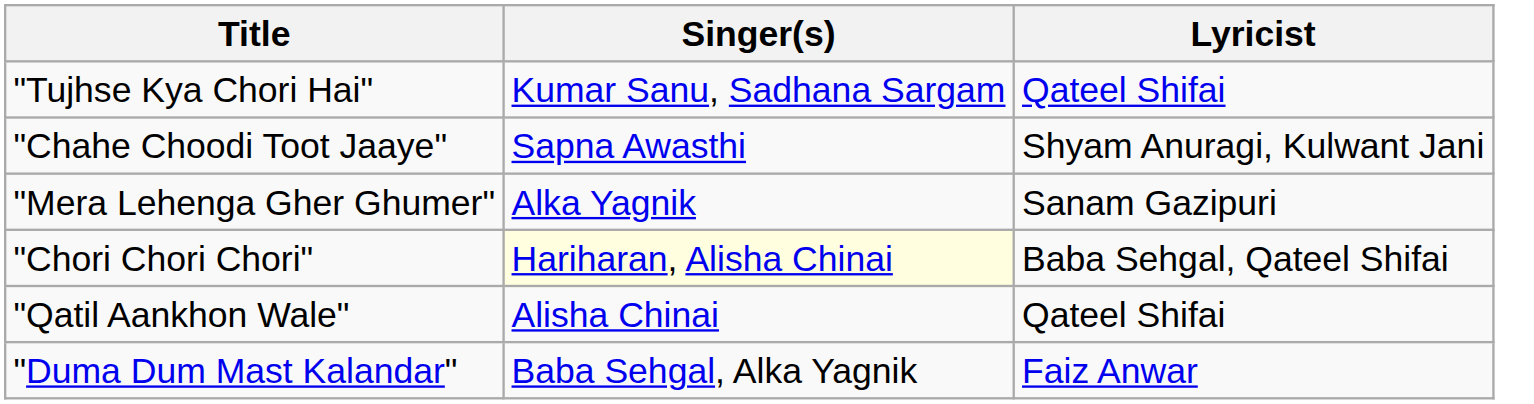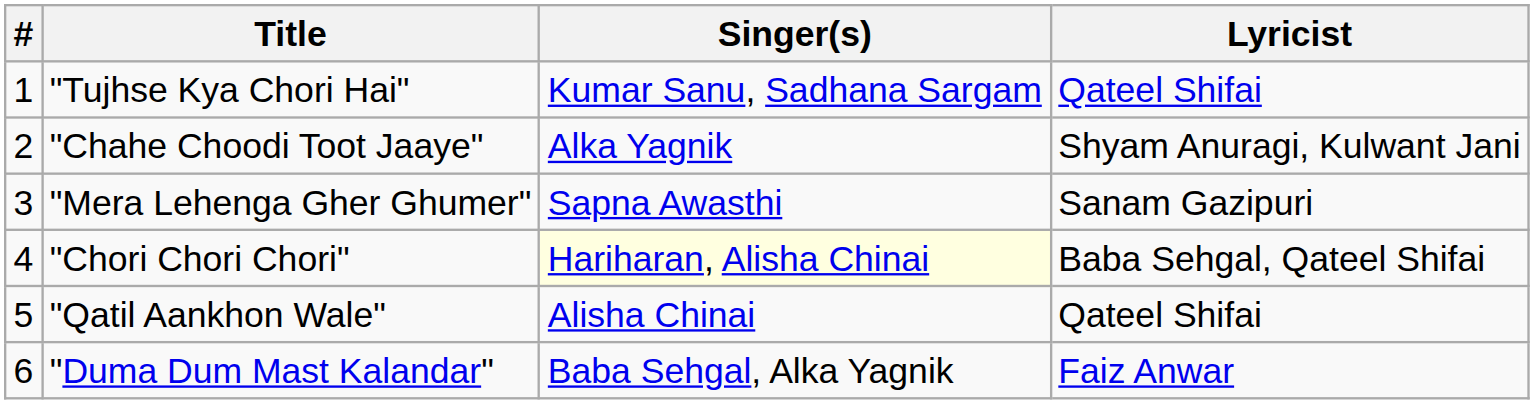+ column: (23, 34)
(629, 146) Sapna Awasthi -> (640, 146) Alka Yagnik
(604, 202) Alka Yagnik -> (665, 202) Sapna Awasthi
